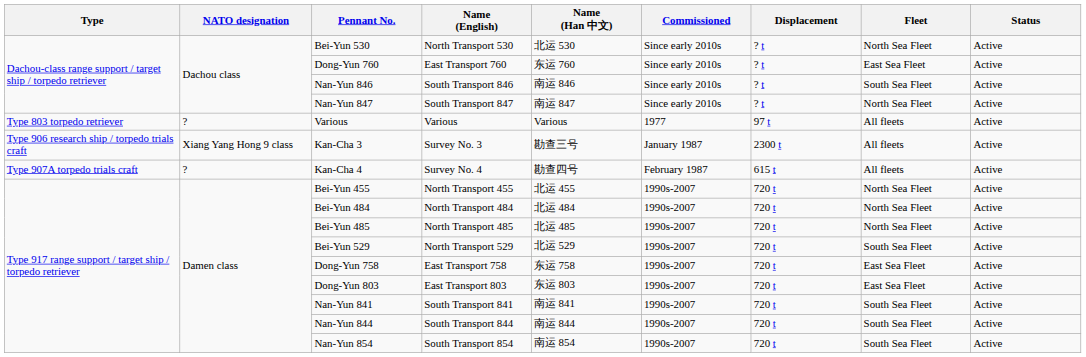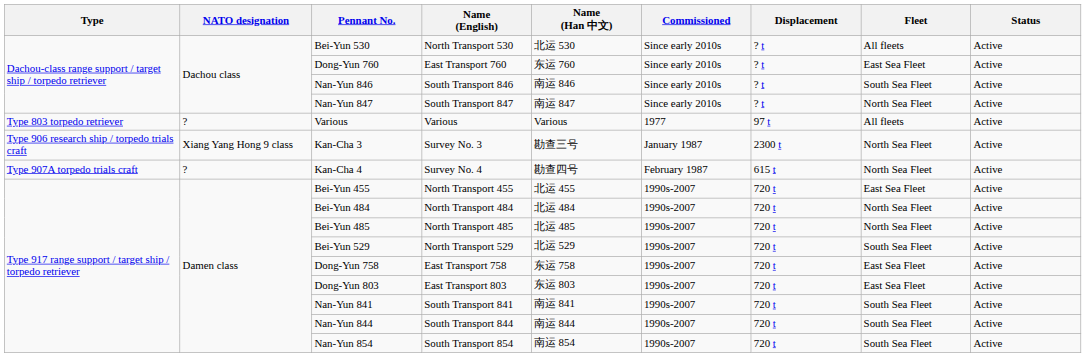(898, 45) North Sea Fleet -> (884, 45) All fleets
(884, 145) All fleets -> (898, 145) North Sea Fleet
(884, 169) All fleets -> (898, 169) North Sea Fleet
(898, 188) North Sea Fleet -> (894, 188) East Sea Fleet
